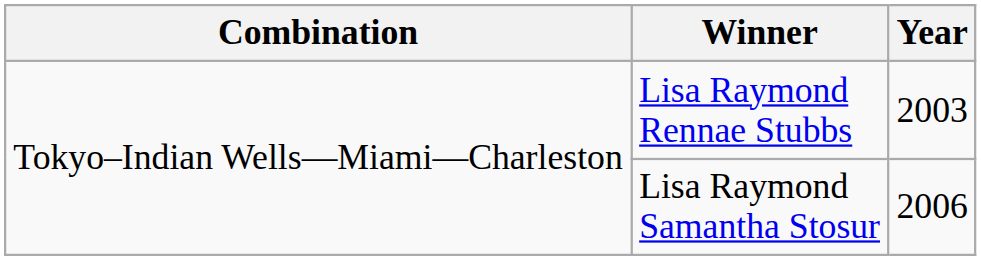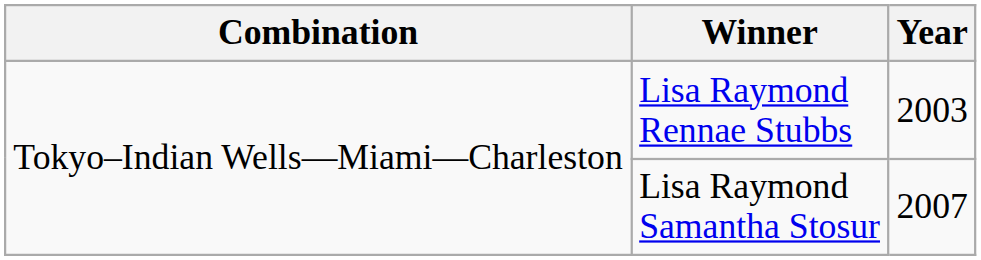(932, 206) 2006 -> (932, 206) 2007
